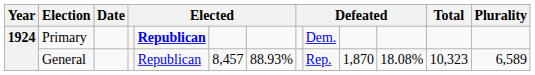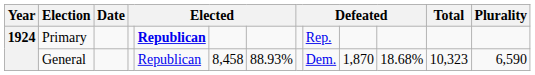(321, 37) Dem. -> (319, 37) Rep.
(228, 59) 8,457 -> (228, 59) 8,458
(319, 59) Rep. -> (321, 59) Dem.
(402, 59) 18.08% -> (402, 59) 18.68%
(511, 59) 6,589 -> (511, 59) 6,590
